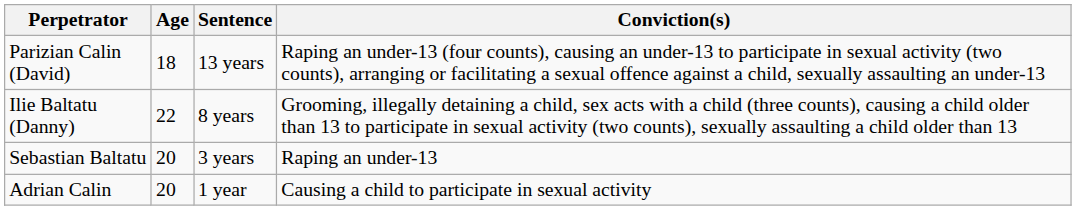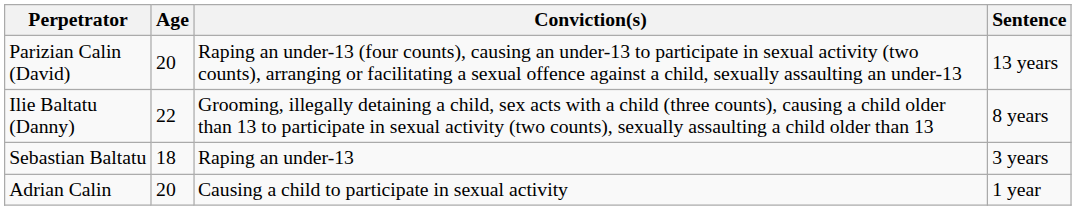columns swapped: (674, 20) <-> (235, 20)
(166, 62) 18 -> (166, 62) 20
(166, 158) 20 -> (166, 158) 18
